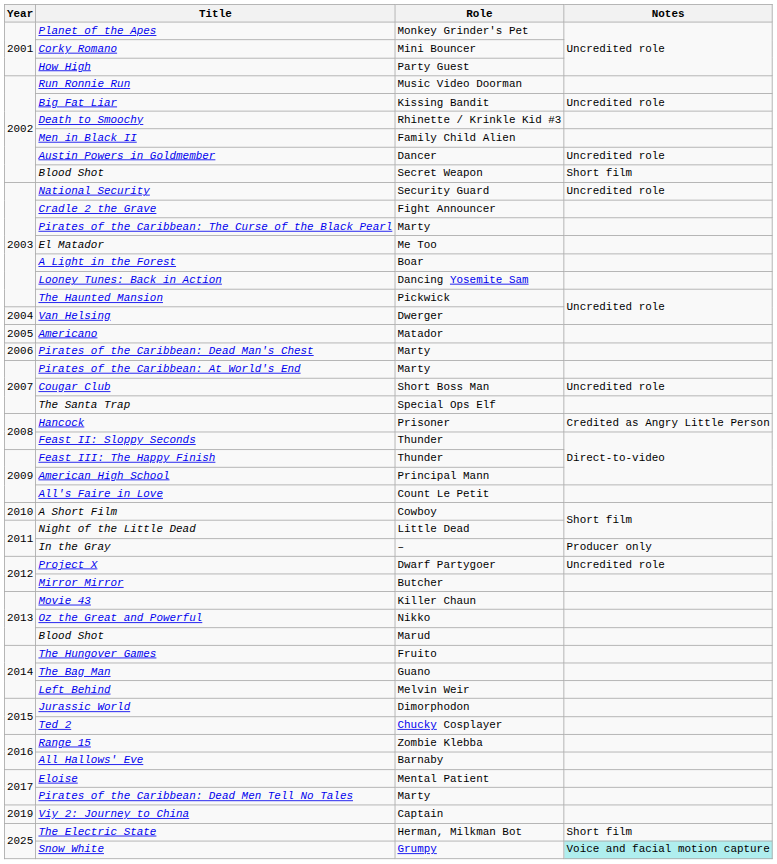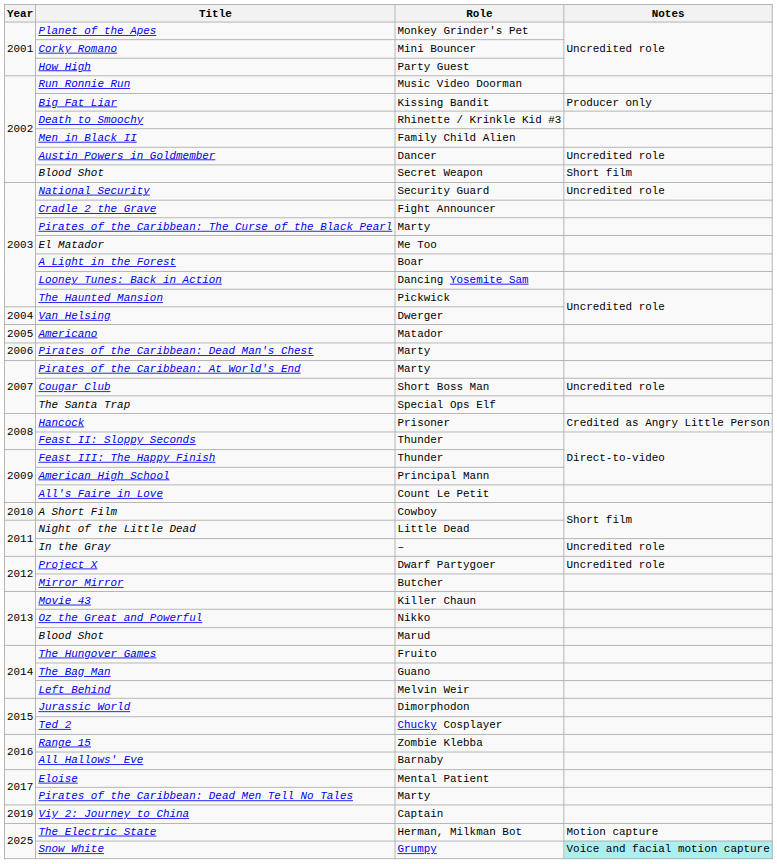(616, 102) Uncredited role -> (609, 102) Producer only
(609, 547) Producer only -> (616, 547) Uncredited role
(599, 832) Short film -> (612, 832) Motion capture
